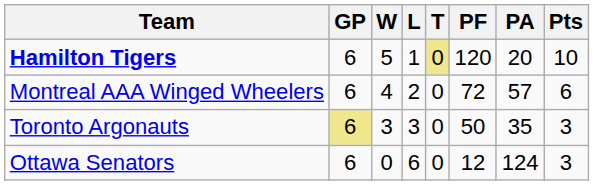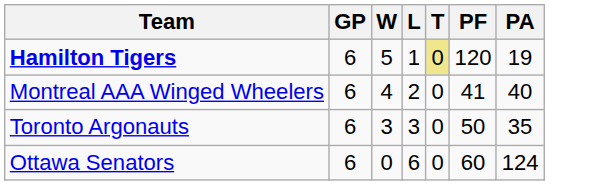- column: (566, 22)
(520, 57) 20 -> (520, 57) 19
(473, 92) 72 -> (473, 92) 41
(520, 92) 57 -> (520, 92) 40
(350, 127) khaki background -> (350, 127) no background
(473, 162) 12 -> (473, 162) 60
